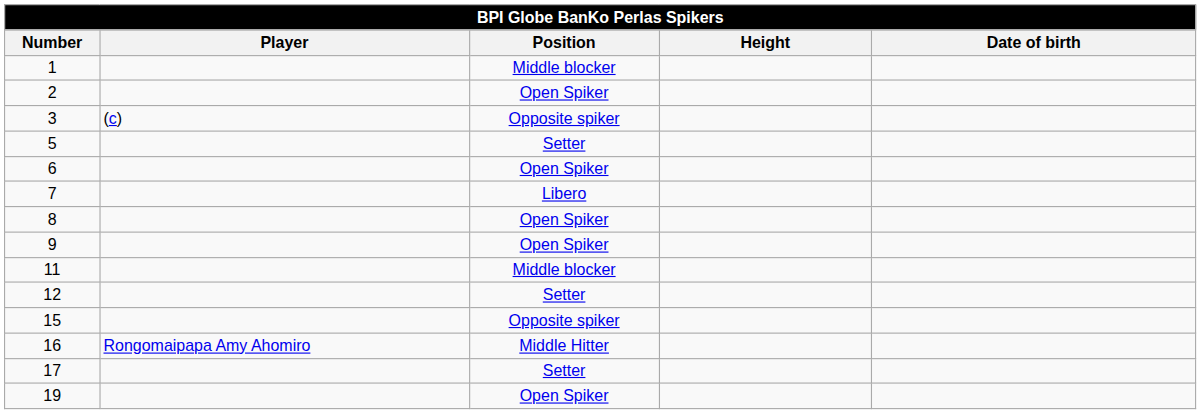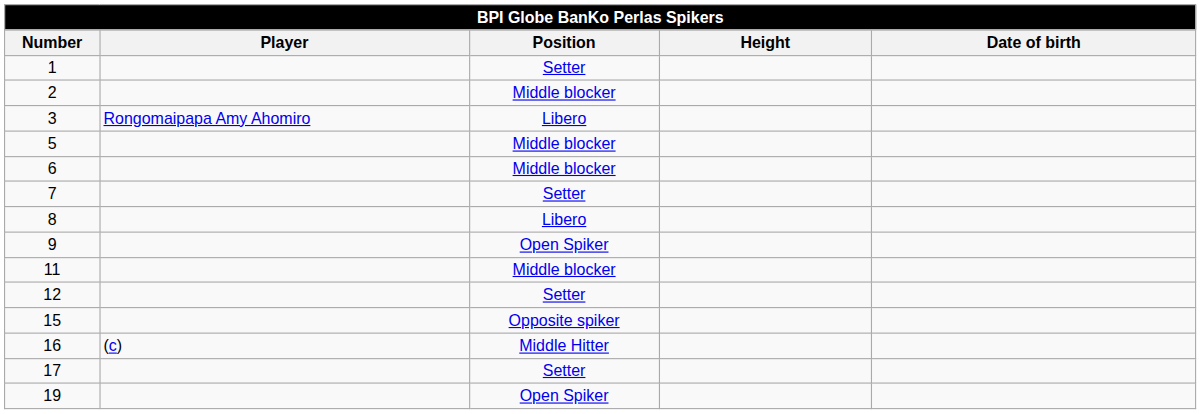(564, 68) Middle blocker -> (564, 68) Setter
(564, 93) Open Spiker -> (564, 93) Middle blocker
(113, 119) (c) -> (207, 119) Rongomaipapa Amy Ahomiro
(564, 119) Opposite spiker -> (564, 119) Libero
(564, 144) Setter -> (564, 144) Middle blocker
(564, 169) Open Spiker -> (564, 169) Middle blocker
(564, 194) Libero -> (564, 194) Setter
(564, 220) Open Spiker -> (564, 220) Libero
(207, 346) Rongomaipapa Amy Ahomiro -> (113, 346) (c)
